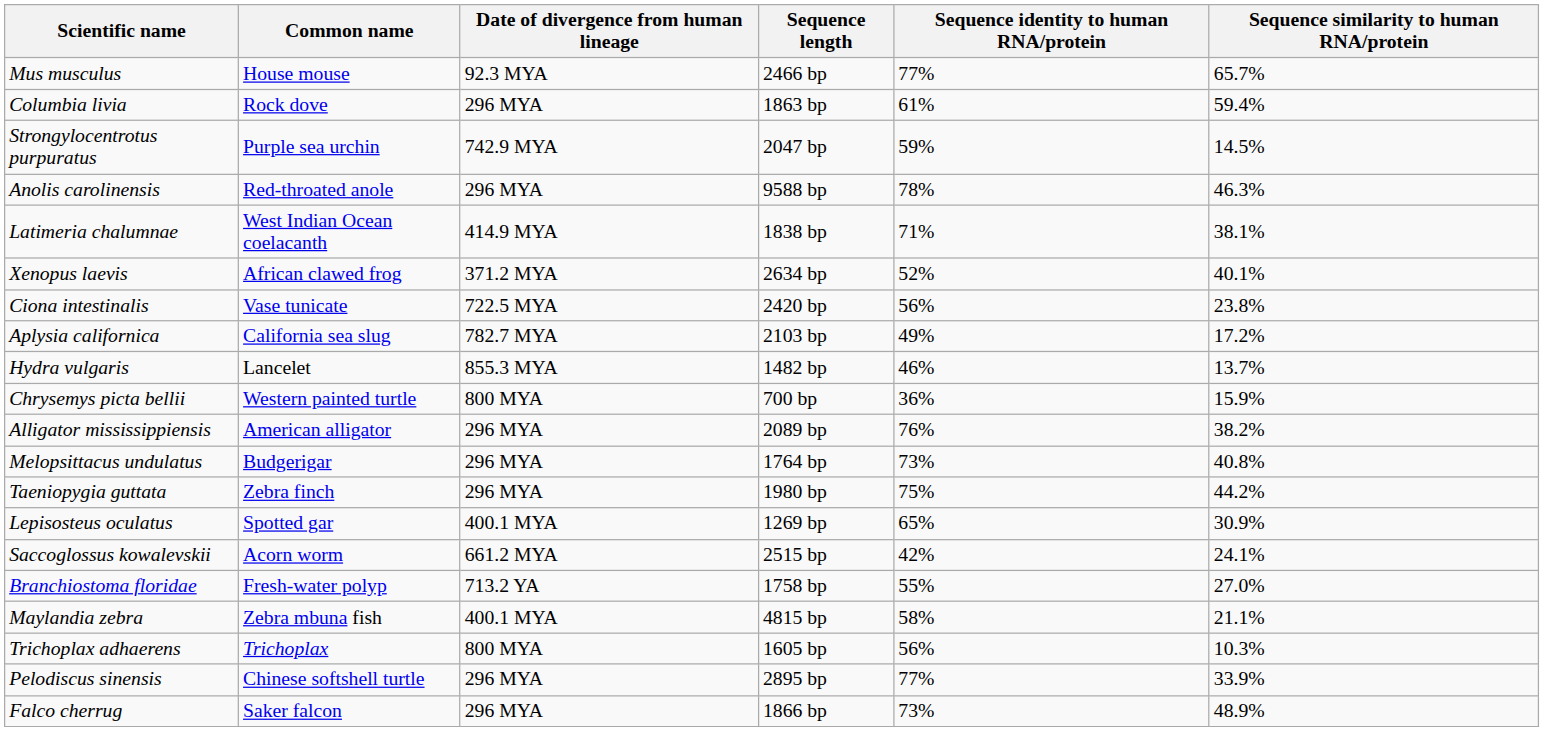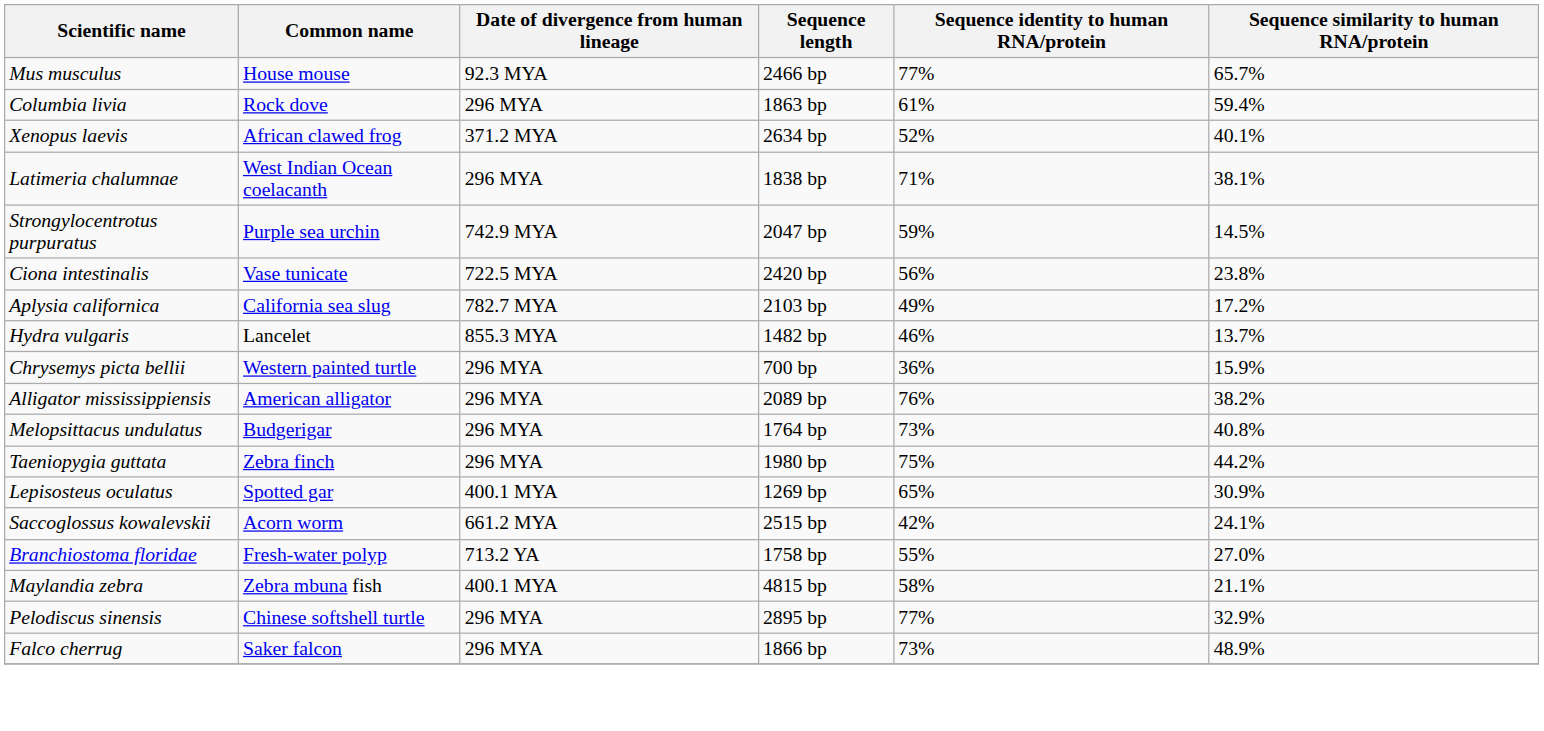rows swapped: (68, 273) <-> (83, 146)
- row: (84, 189)
(511, 231) 414.9 MYA -> (504, 178) 296 MYA
(504, 398) 800 MYA -> (504, 367) 296 MYA
- row: (95, 648)
(1239, 679) 33.9% -> (1239, 617) 32.9%
